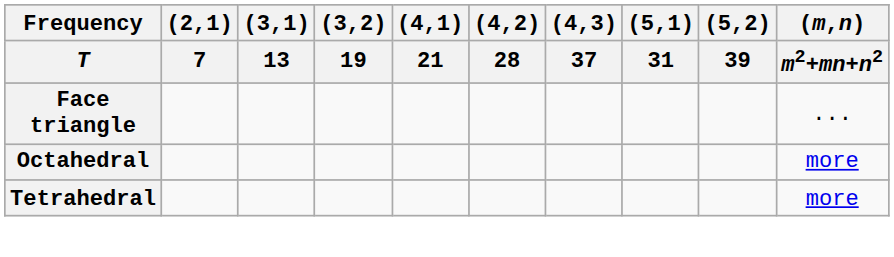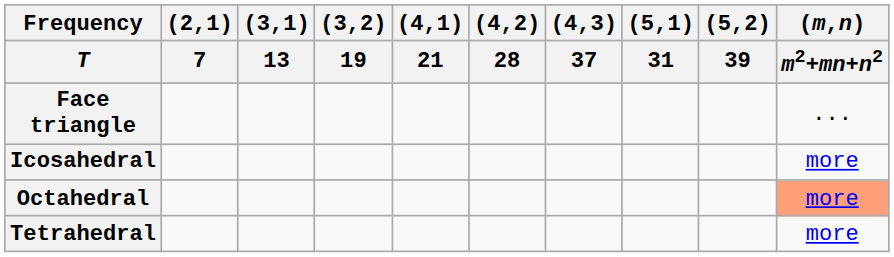+ row: (83, 162)
(832, 162) no background -> (832, 198) lightsalmon background
